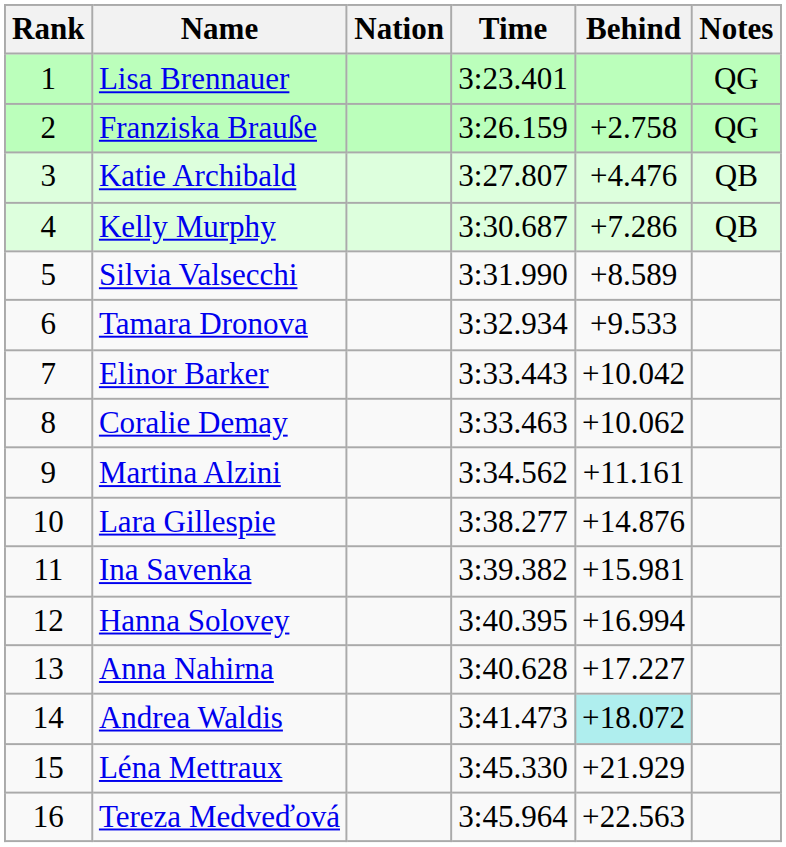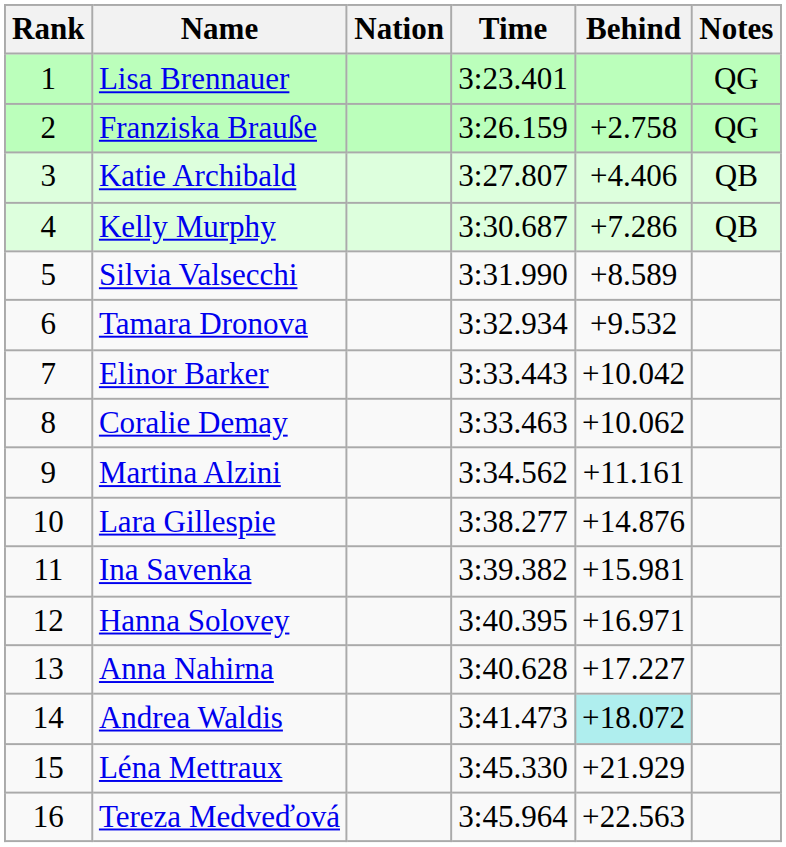(634, 176) +4.476 -> (634, 176) +4.406
(634, 324) +9.533 -> (634, 324) +9.532
(634, 619) +16.994 -> (634, 619) +16.971
